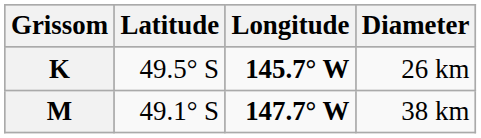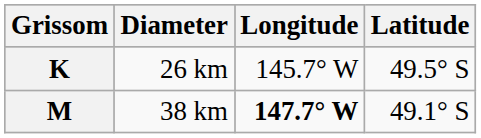columns swapped: (170, 25) <-> (416, 25)
(297, 68) bold -> (307, 68) normal
